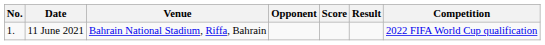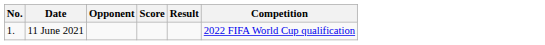- column: (178, 13)
